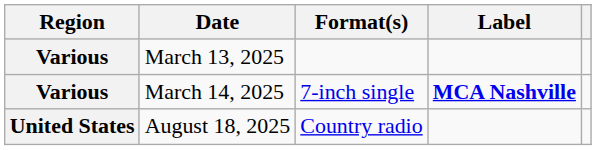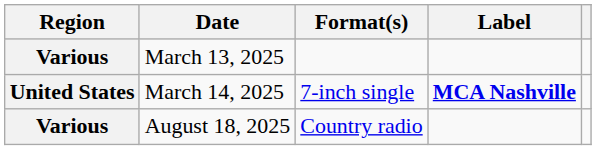(72, 91) Various -> (72, 91) United States
(72, 126) United States -> (72, 126) Various
